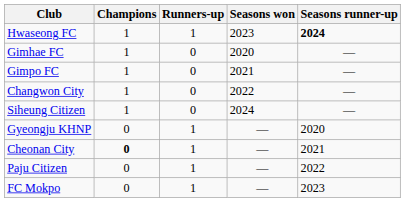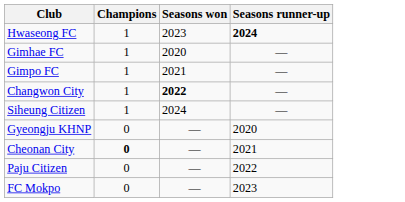- column: (193, 14)
(242, 91) normal -> (174, 91) bold
